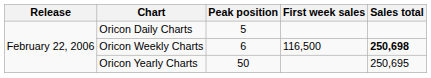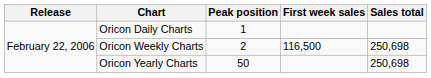(243, 30) 5 -> (243, 30) 1
(243, 47) 6 -> (243, 47) 2
(390, 47) bold -> (390, 47) normal
(390, 64) 250,695 -> (390, 64) 250,698
